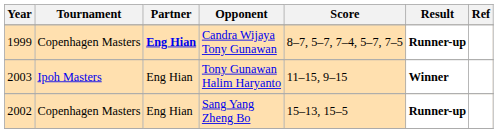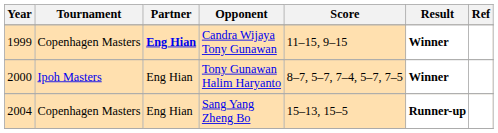(345, 42) 8–7, 5–7, 7–4, 5–7, 7–5 -> (317, 42) 11–15, 9–15
(437, 42) Runner-up -> (429, 42) Winner
(20, 77) 2003 -> (20, 77) 2000
(317, 77) 11–15, 9–15 -> (345, 77) 8–7, 5–7, 7–4, 5–7, 7–5
(20, 111) 2002 -> (20, 111) 2004
